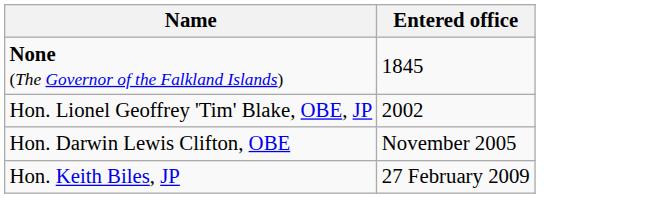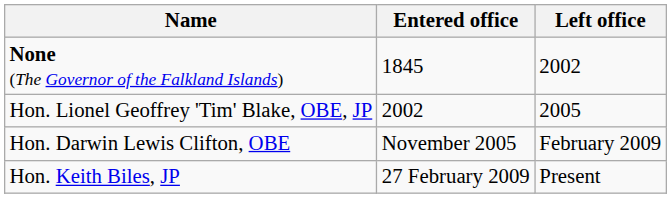+ column: (600, 20)
